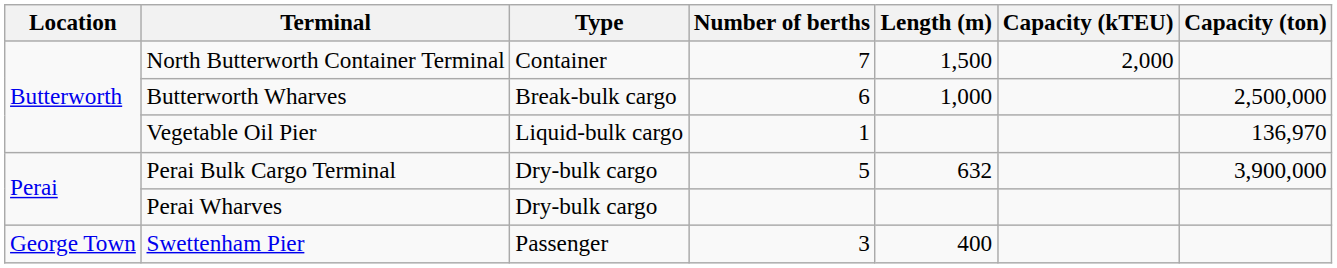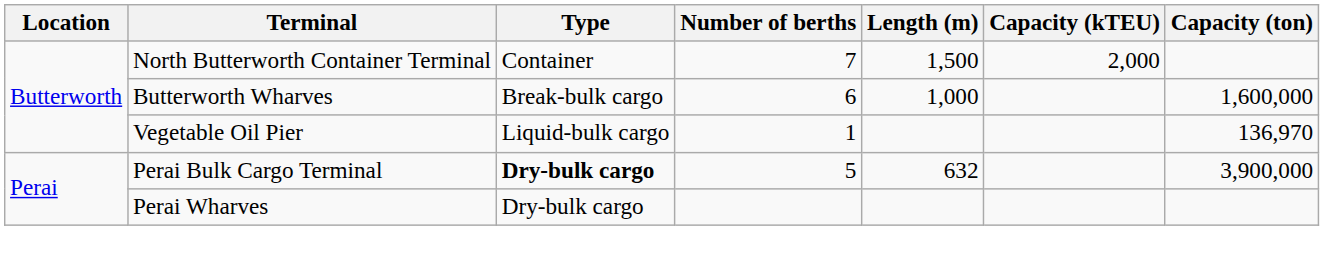(1280, 96) 2,500,000 -> (1267, 96) 1,600,000
(586, 170) normal -> (578, 170) bold
- row: (225, 243)
